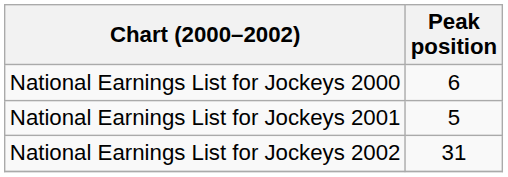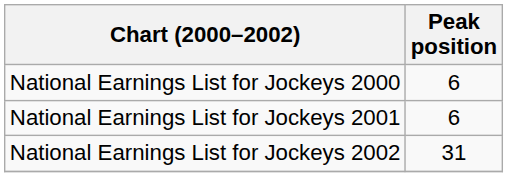(454, 117) 5 -> (454, 117) 6
